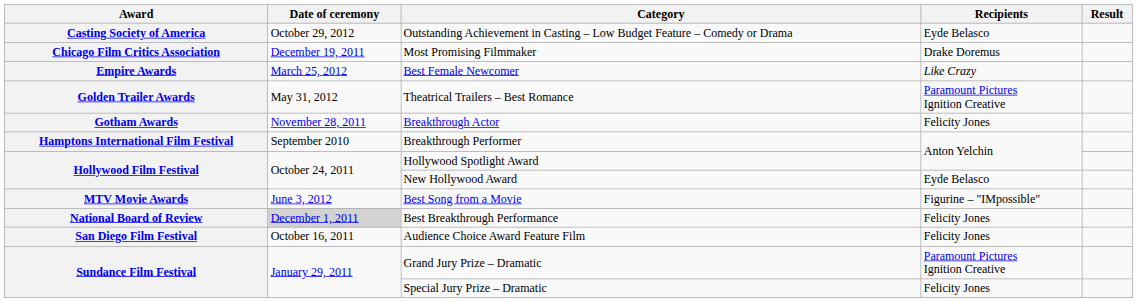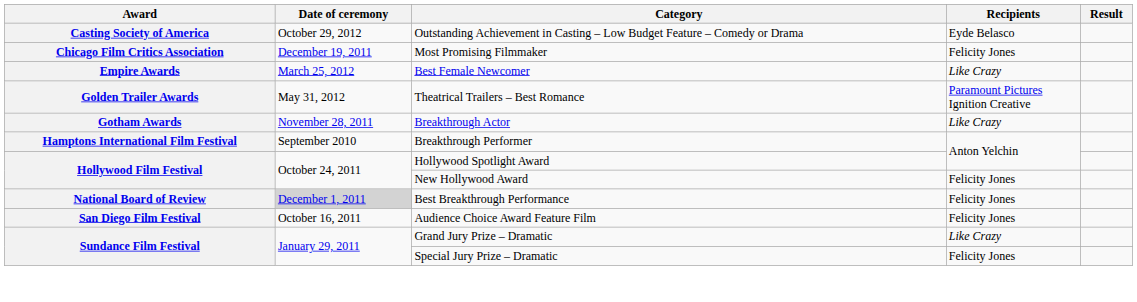(962, 52) Drake Doremus -> (982, 52) Felicity Jones
(957, 122) Felicity Jones -> (975, 122) Like Crazy
(957, 179) Eyde Belasco -> (982, 179) Felicity Jones
- row: (463, 198)
(971, 262) Paramount Pictures Ignition Creative -> (975, 236) Like Crazy
